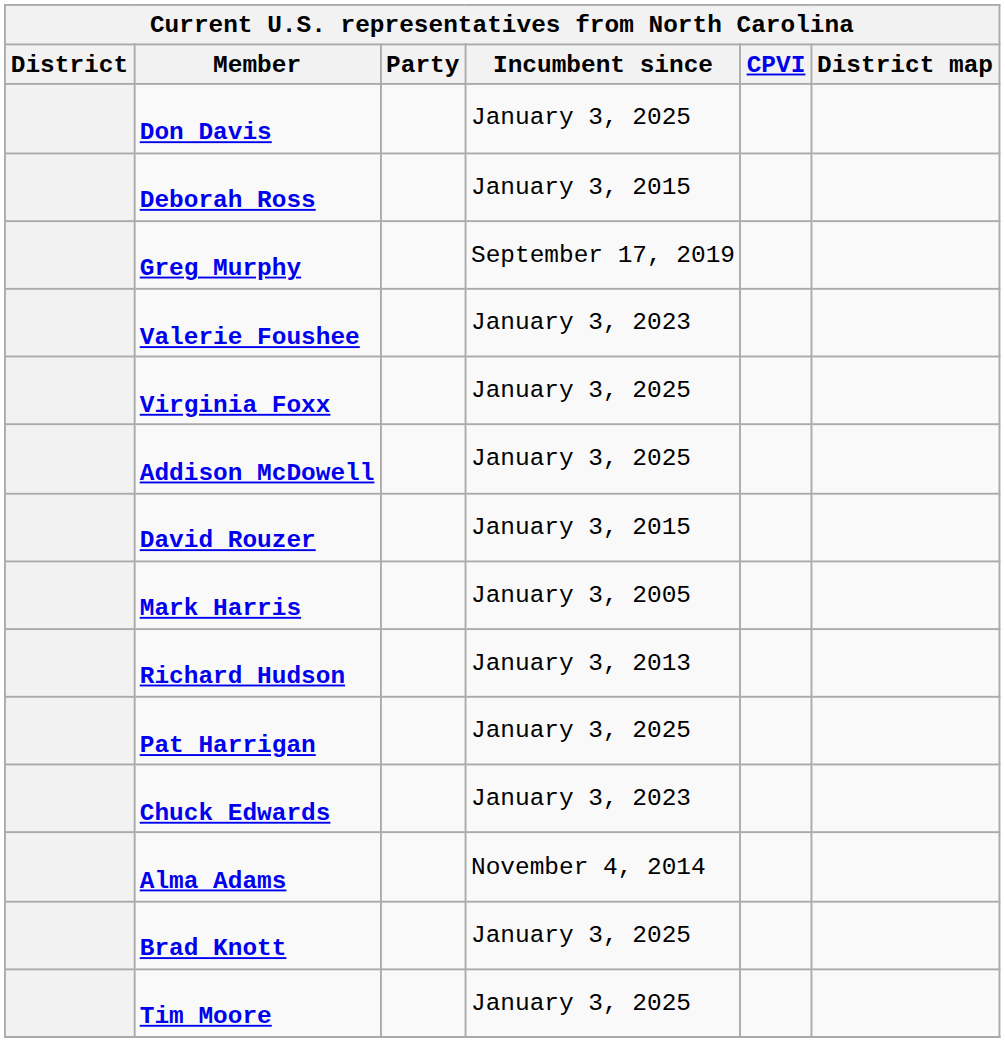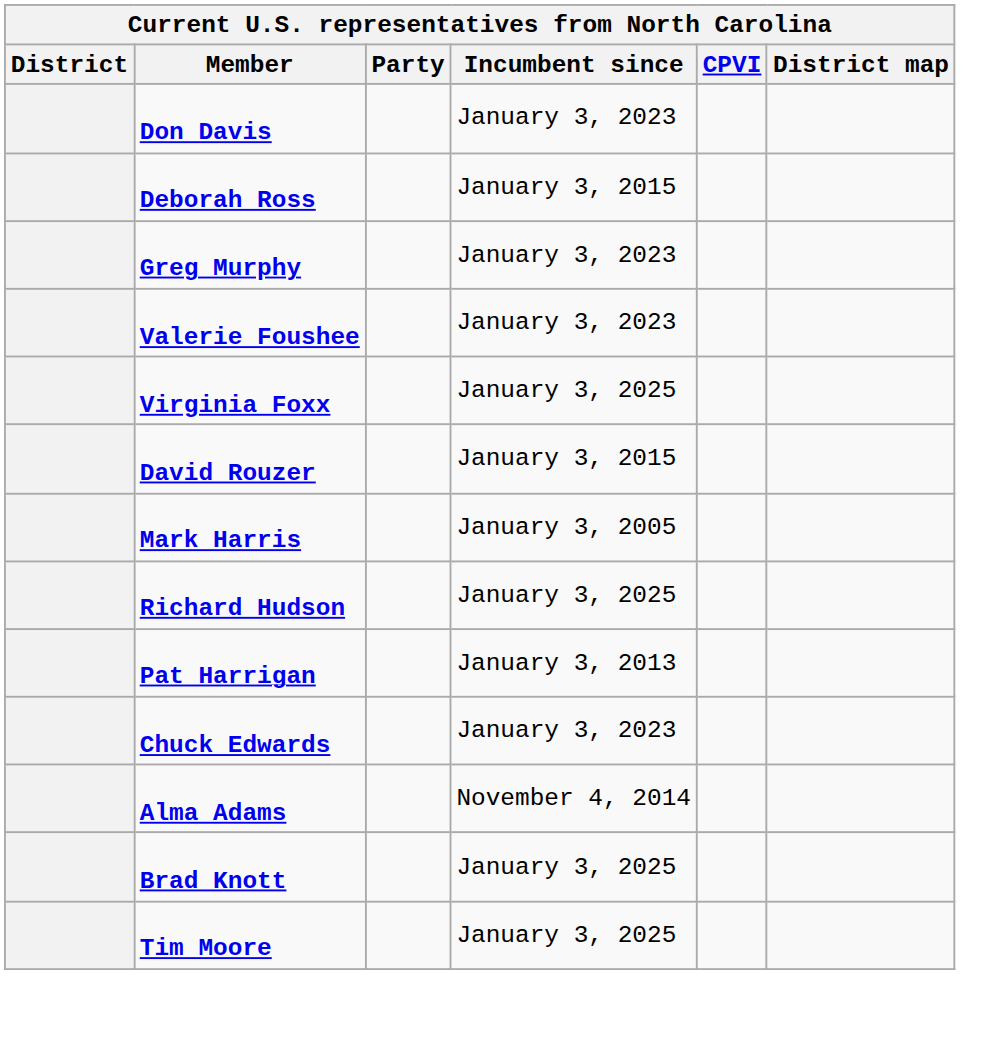(581, 119) January 3, 2025 -> (566, 119) January 3, 2023
(603, 255) September 17, 2019 -> (566, 255) January 3, 2023
- row: (257, 473)
(581, 663) January 3, 2013 -> (566, 595) January 3, 2025
(581, 731) January 3, 2025 -> (566, 663) January 3, 2013
